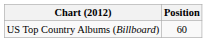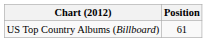(182, 29) 60 -> (182, 29) 61
